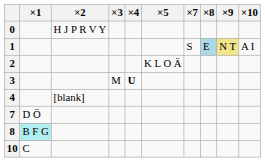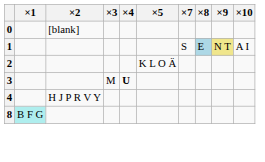(80, 30) H J P R V Y -> (64, 30) [blank]
(69, 98) [blank] -> (75, 98) H J P R V Y
- row: (12, 115)
- row: (12, 149)
